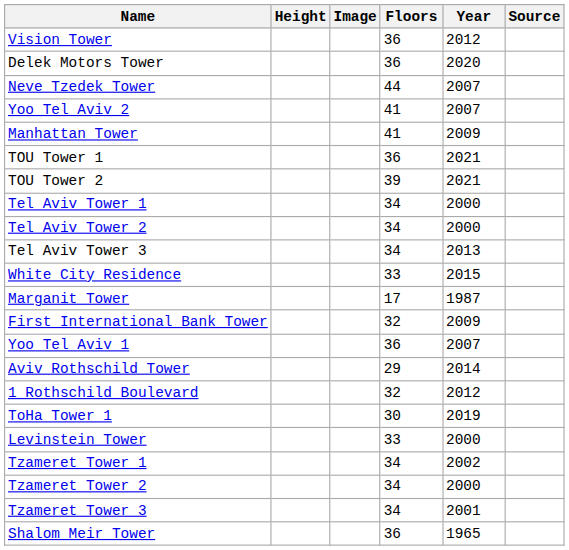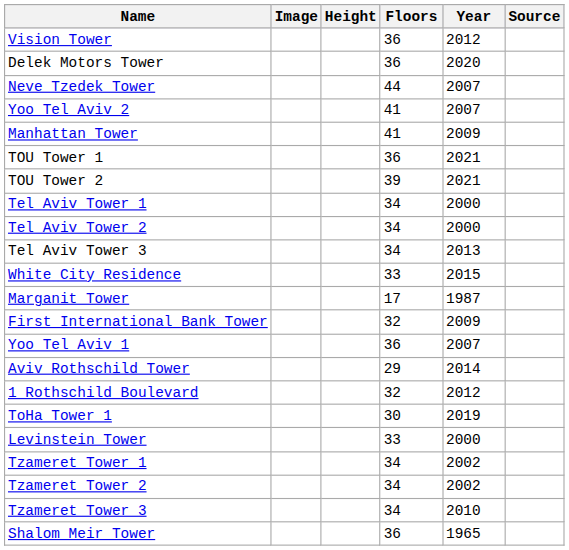columns swapped: (355, 16) <-> (301, 16)
(463, 487) 2000 -> (463, 487) 2002
(463, 510) 2001 -> (463, 510) 2010
